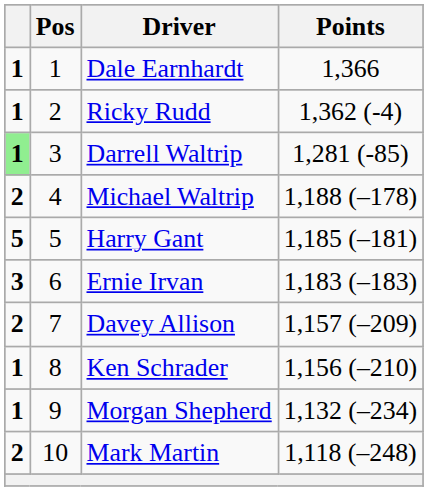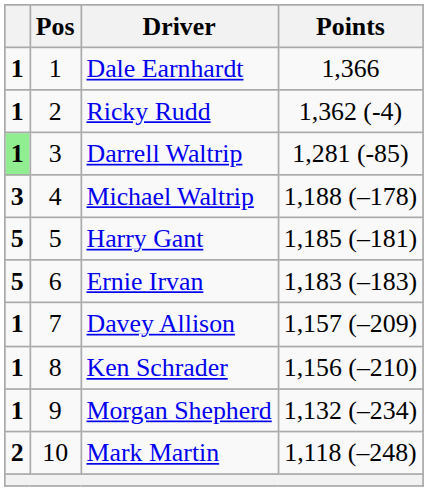(17, 196) 2 -> (17, 196) 3
(17, 281) 3 -> (17, 281) 5
(17, 324) 2 -> (17, 324) 1
